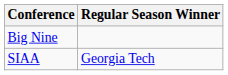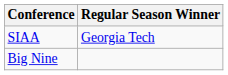rows swapped: (33, 37) <-> (24, 59)
